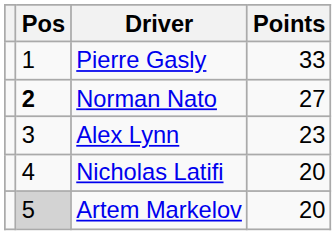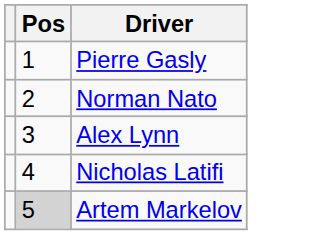- column: (289, 23)
(28, 98) bold -> (28, 98) normal
